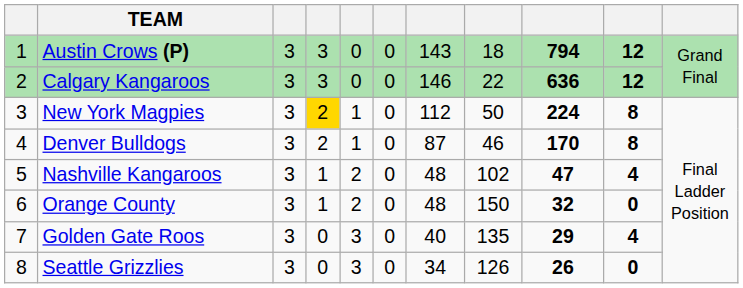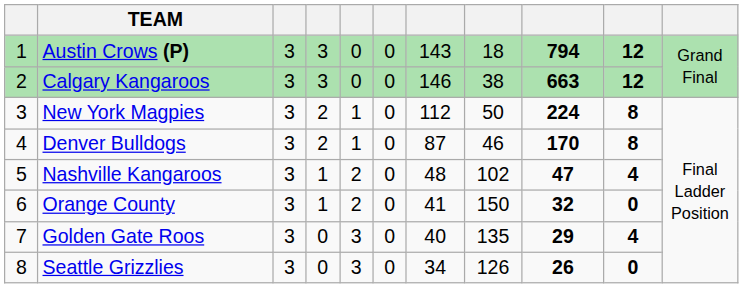(493, 81) 22 -> (493, 81) 38
(563, 81) 636 -> (563, 81) 663
(323, 112) gold background -> (323, 112) no background
(435, 205) 48 -> (435, 205) 41
